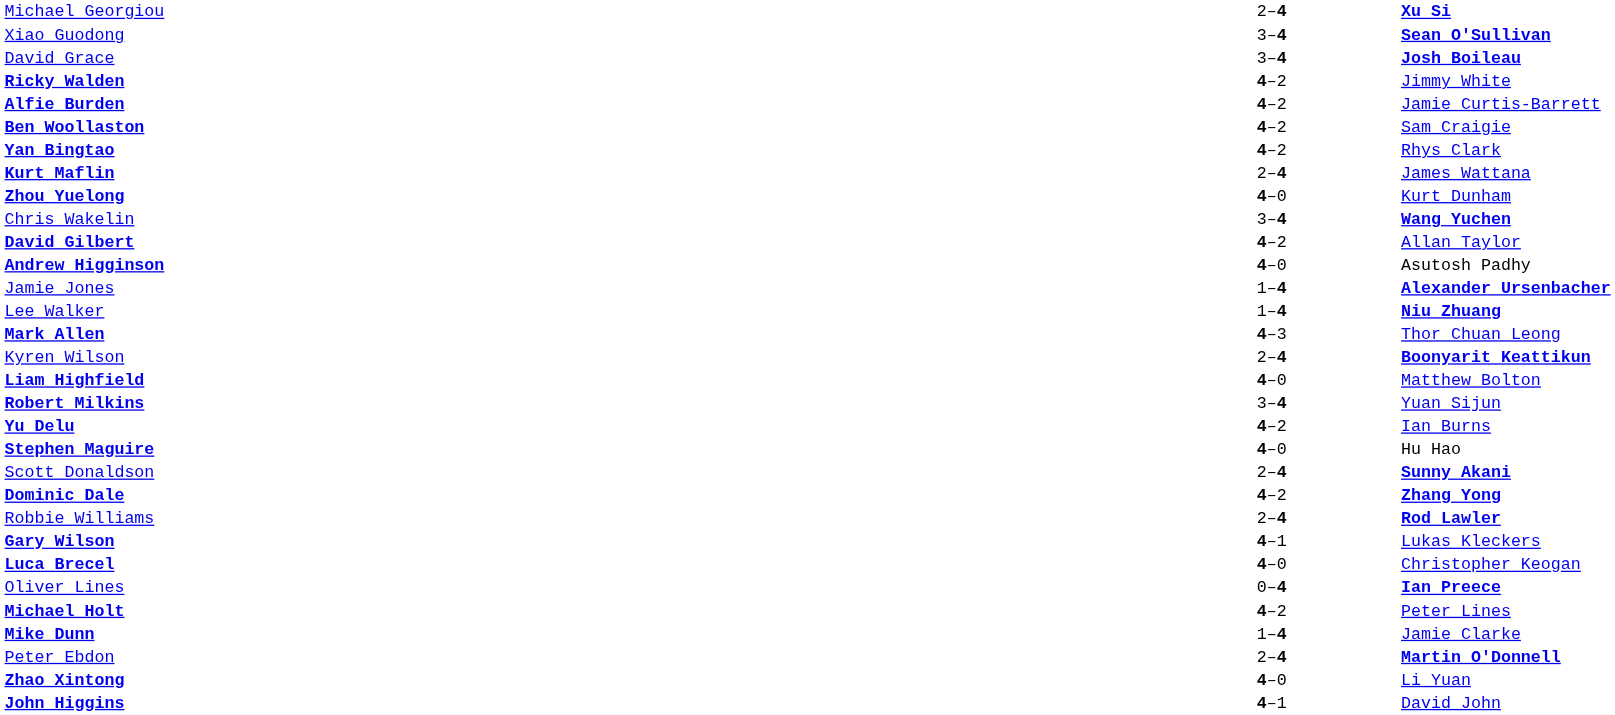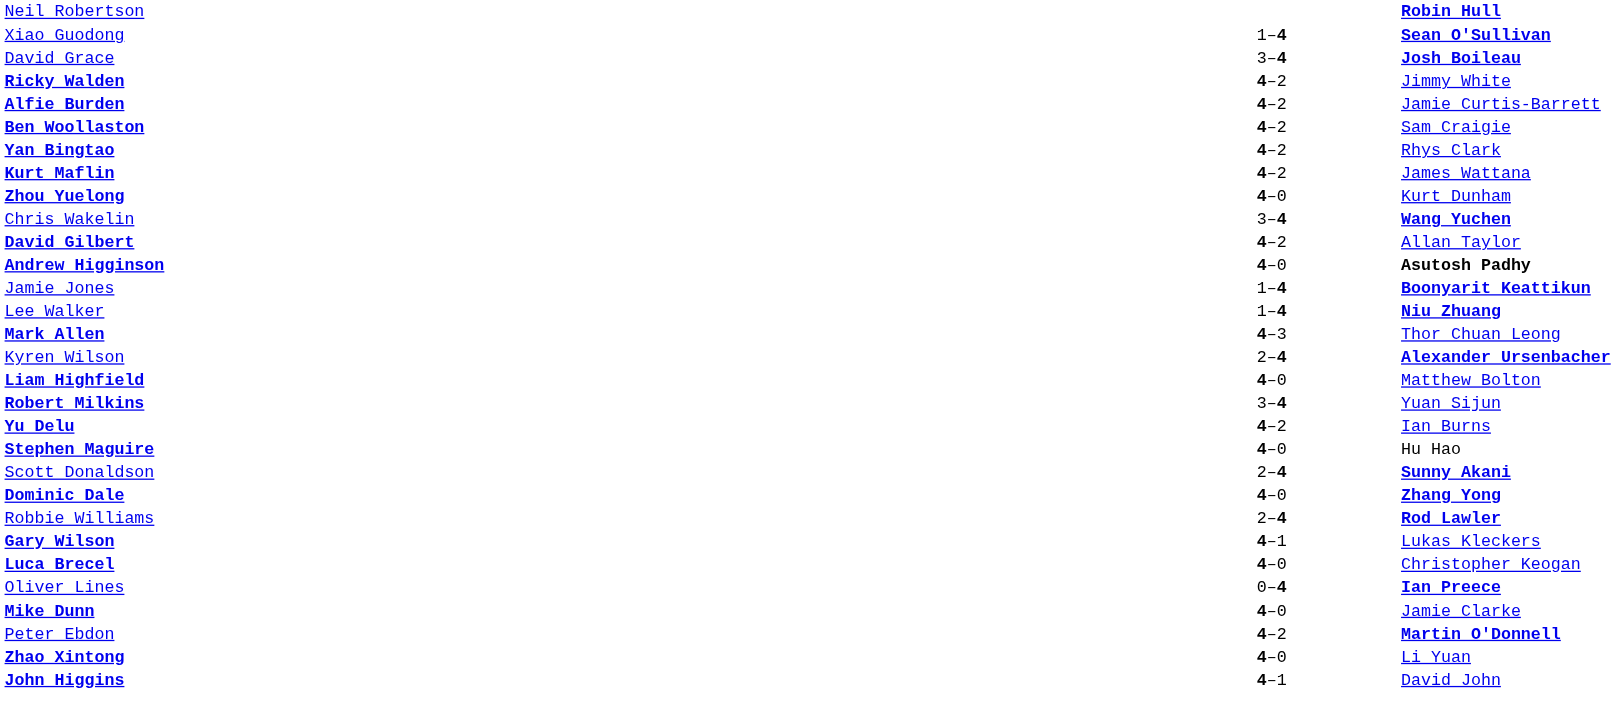+ row: (74, 12)
- row: (84, 12)
(1272, 35) 3–4 -> (1272, 35) 1–4
(1272, 173) 2–4 -> (1272, 173) 4–2
(1466, 265) normal -> (1466, 265) bold
(1506, 288) Alexander Ursenbacher -> (1496, 288) Boonyarit Keattikun
(1496, 358) Boonyarit Keattikun -> (1506, 358) Alexander Ursenbacher
(1272, 496) 4–2 -> (1272, 496) 4–0
- row: (64, 611)
(1272, 634) 1–4 -> (1272, 611) 4–0
(1272, 657) 2–4 -> (1272, 634) 4–2
